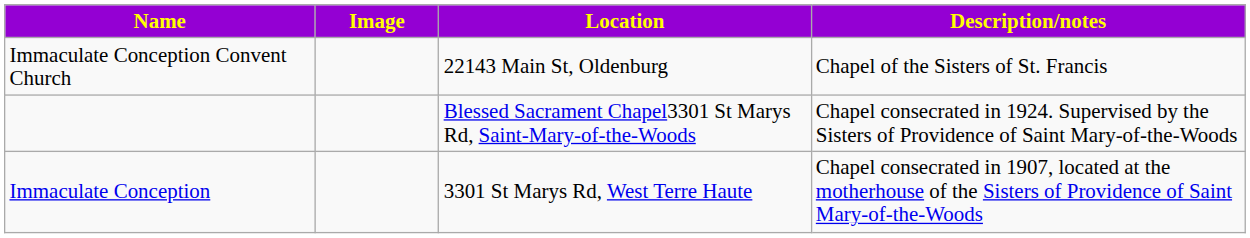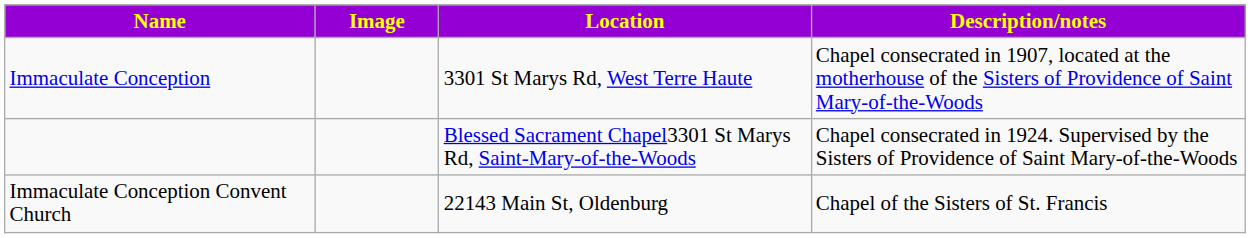rows swapped: (110, 191) <-> (148, 66)
